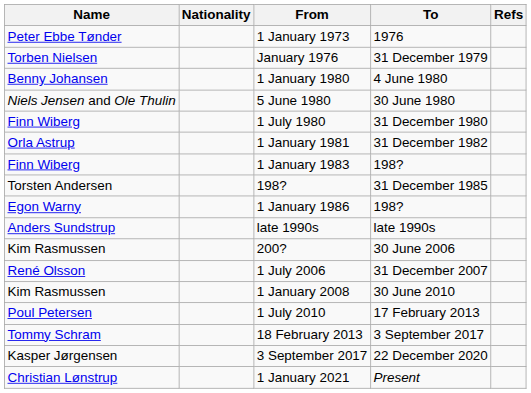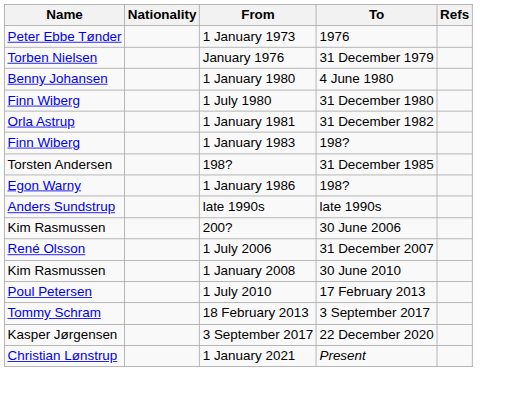- row: (294, 100)
